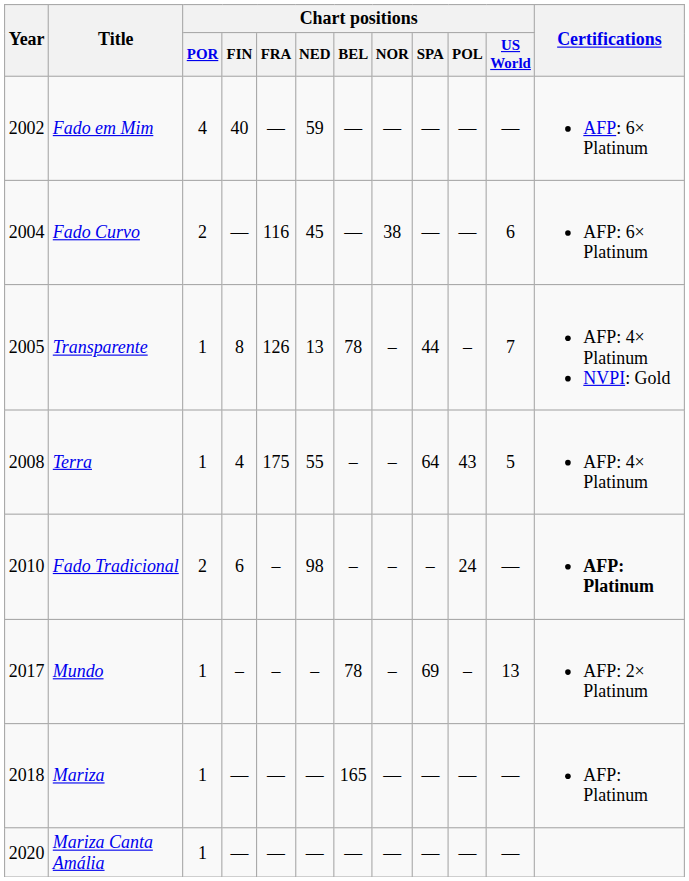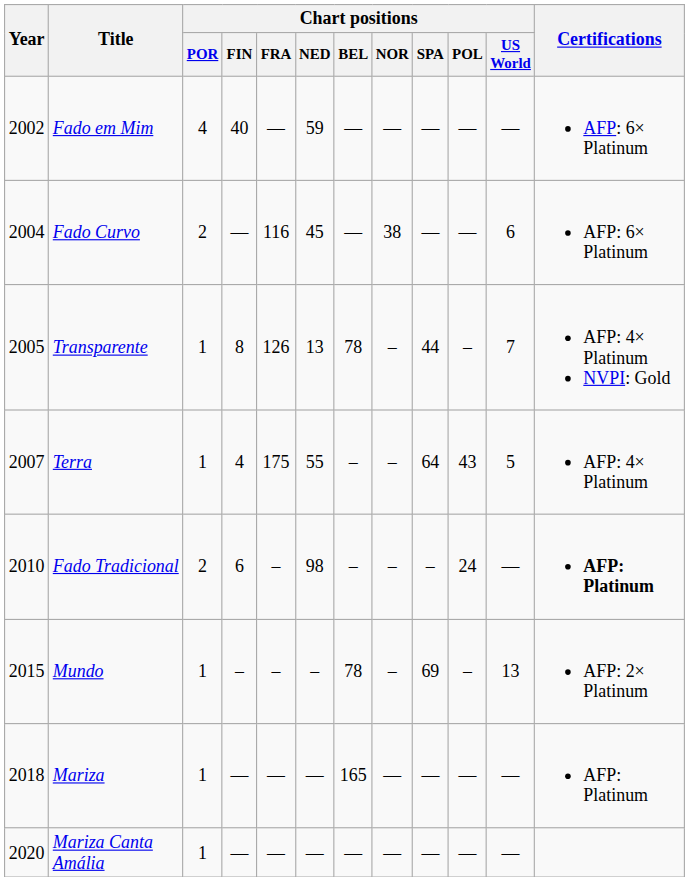(27, 462) 2008 -> (27, 462) 2007
(27, 671) 2017 -> (27, 671) 2015
